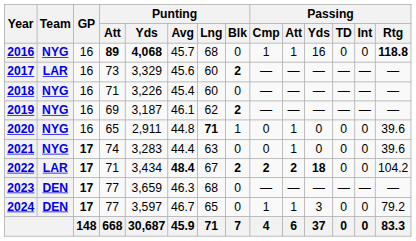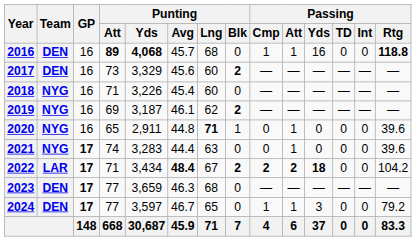(55, 52) NYG -> (55, 52) DEN
(55, 71) LAR -> (55, 71) DEN
